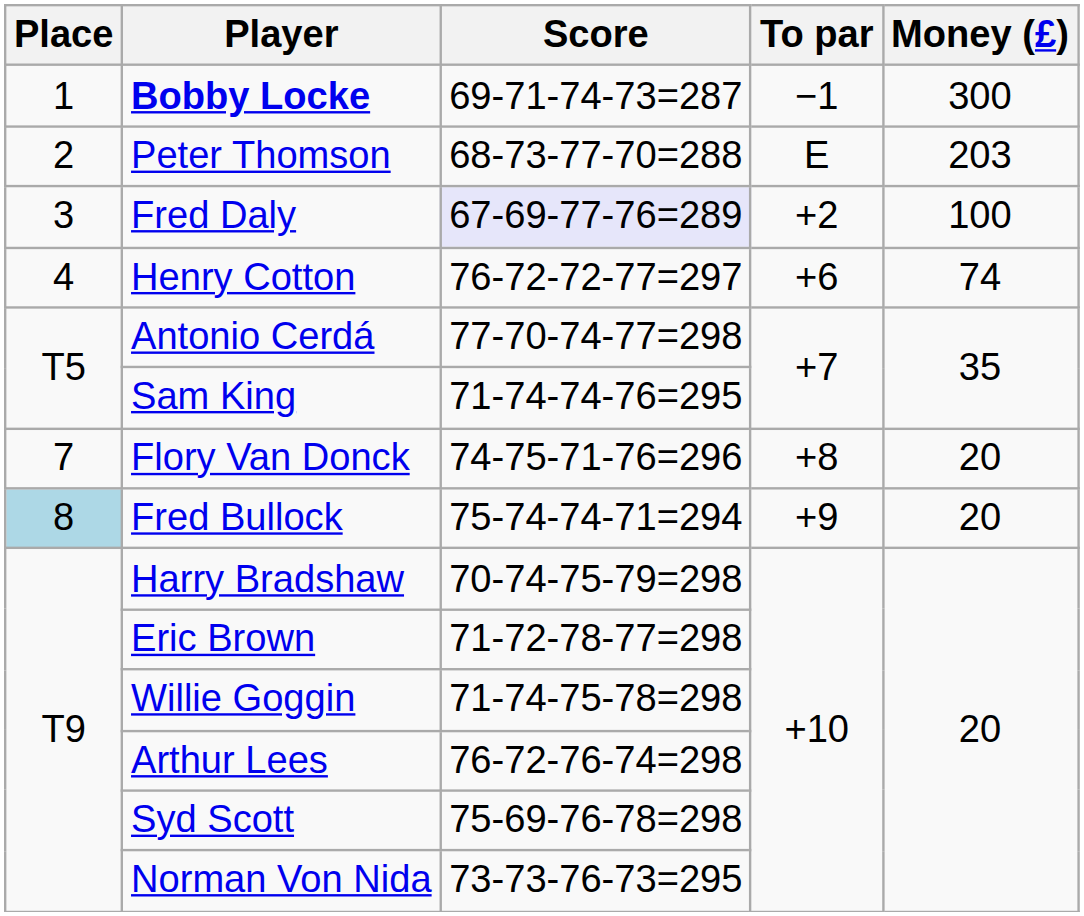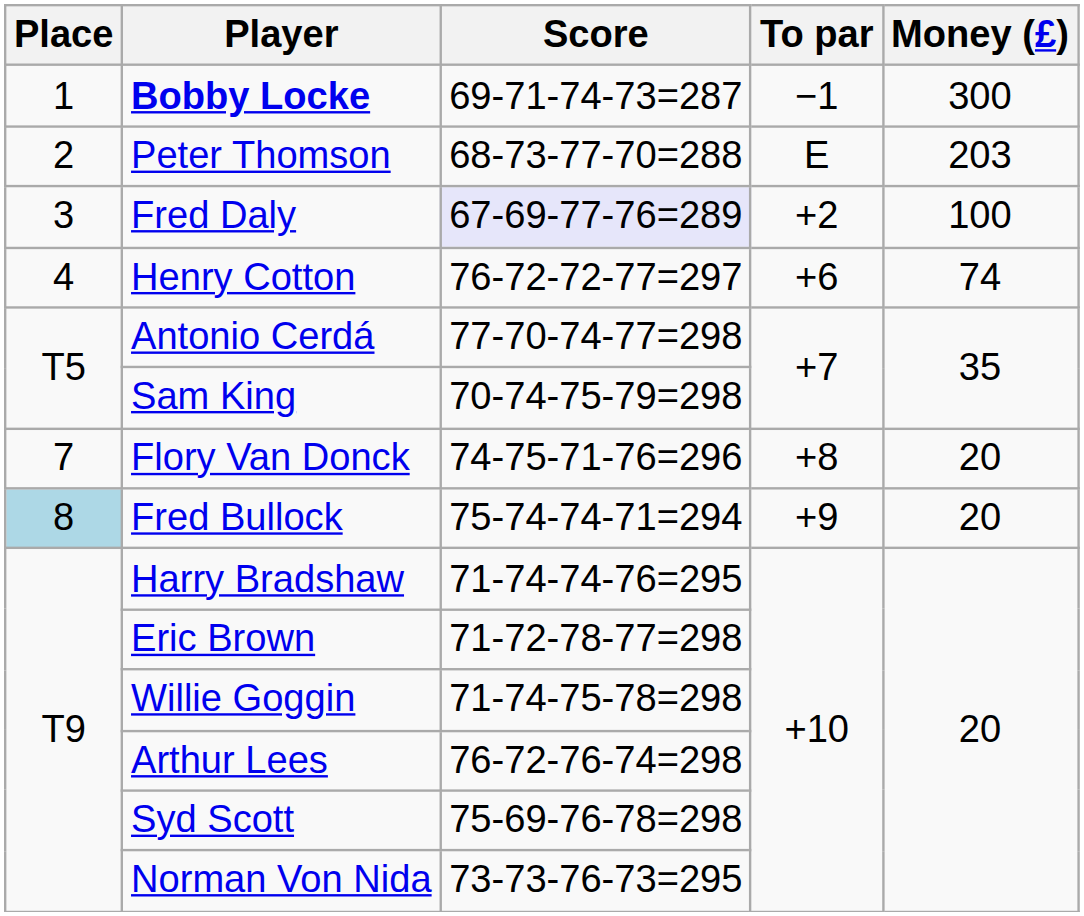(596, 397) 71-74-74-76=295 -> (596, 397) 70-74-75-79=298
(596, 578) 70-74-75-79=298 -> (596, 578) 71-74-74-76=295
